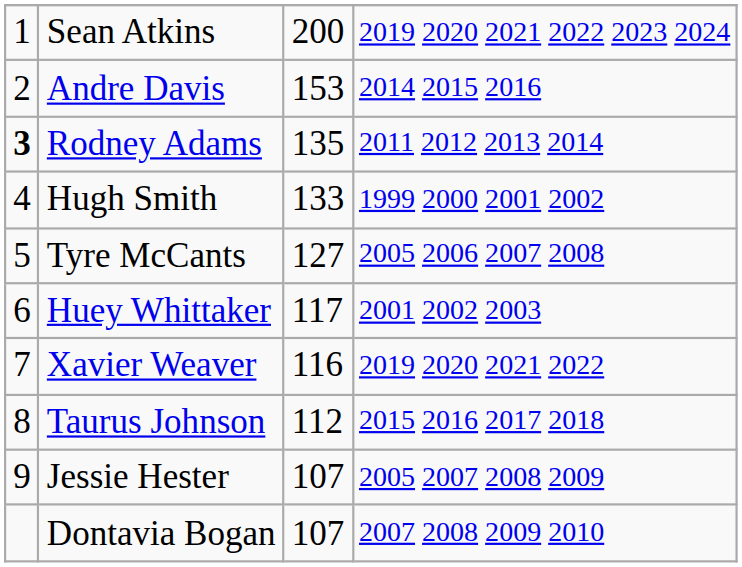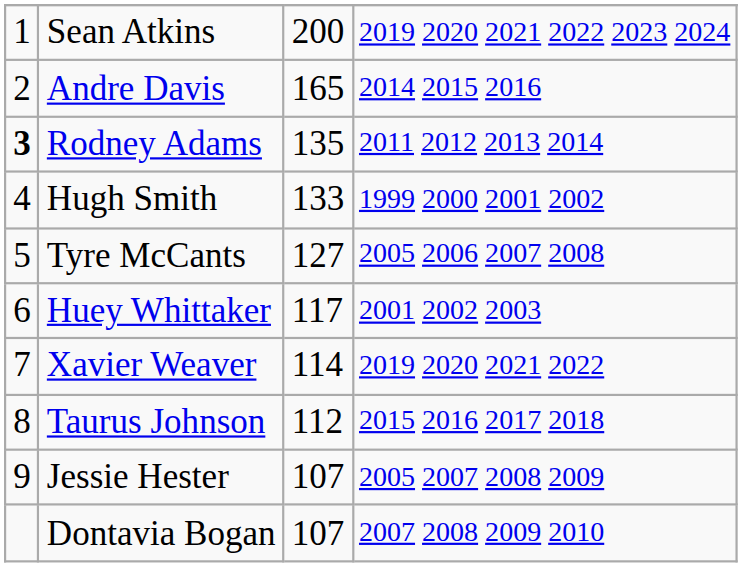(318, 87) 153 -> (318, 87) 165
(317, 365) 116 -> (317, 365) 114
